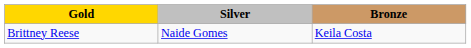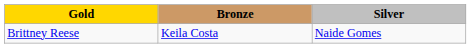columns swapped: (235, 14) <-> (389, 14)
